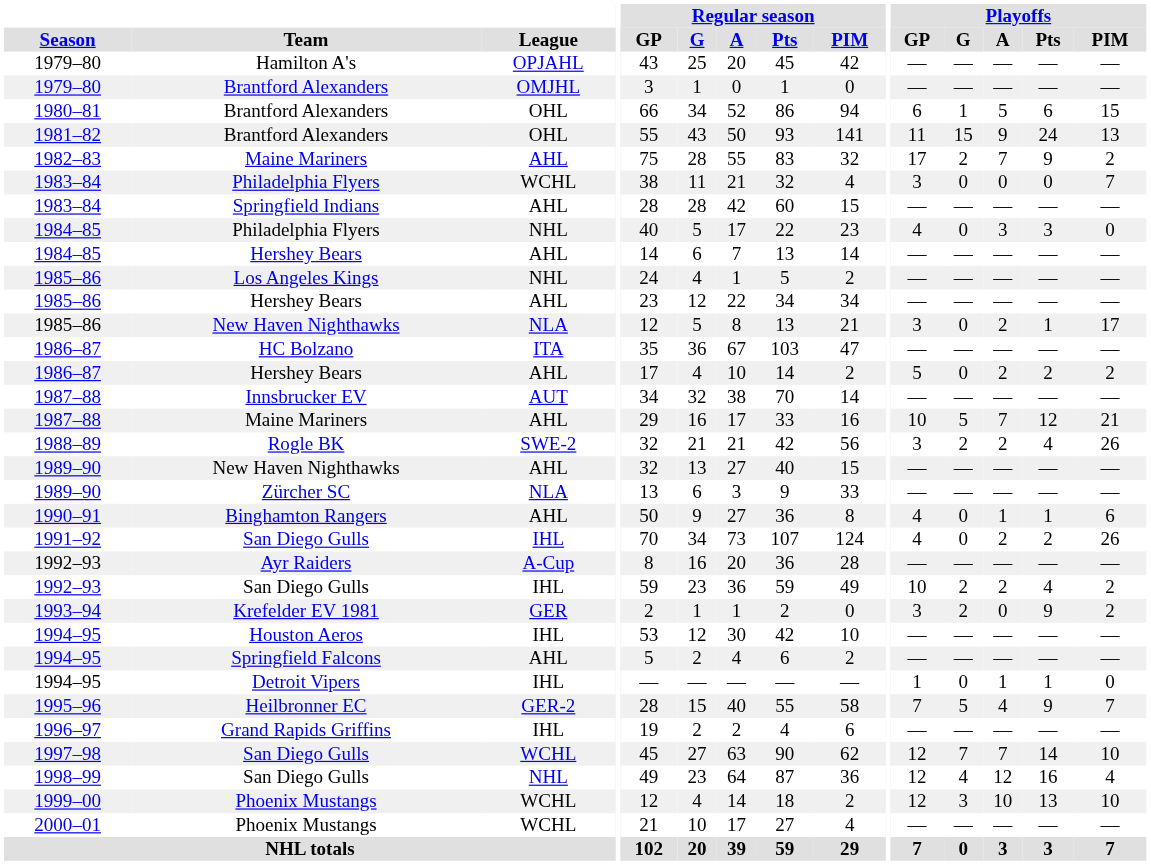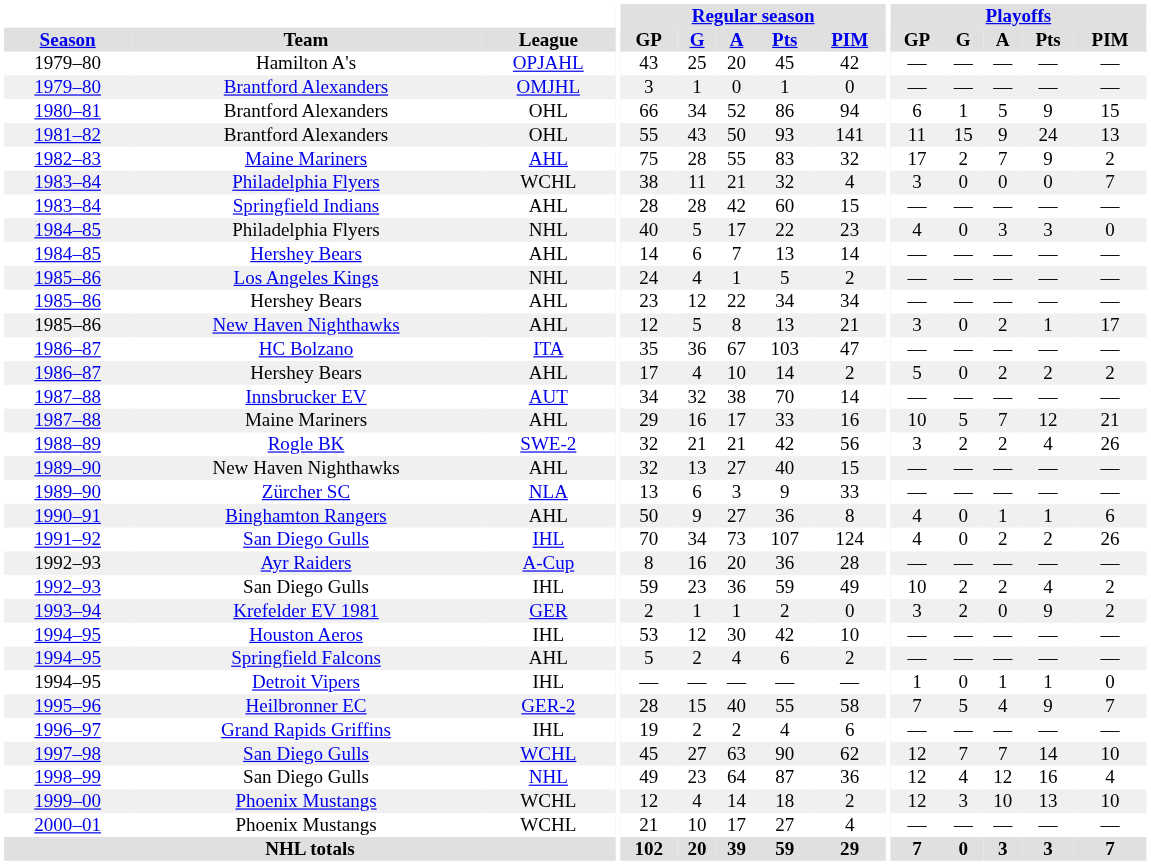(1048, 111) 6 -> (1048, 111) 9
(548, 325) NLA -> (548, 325) AHL
